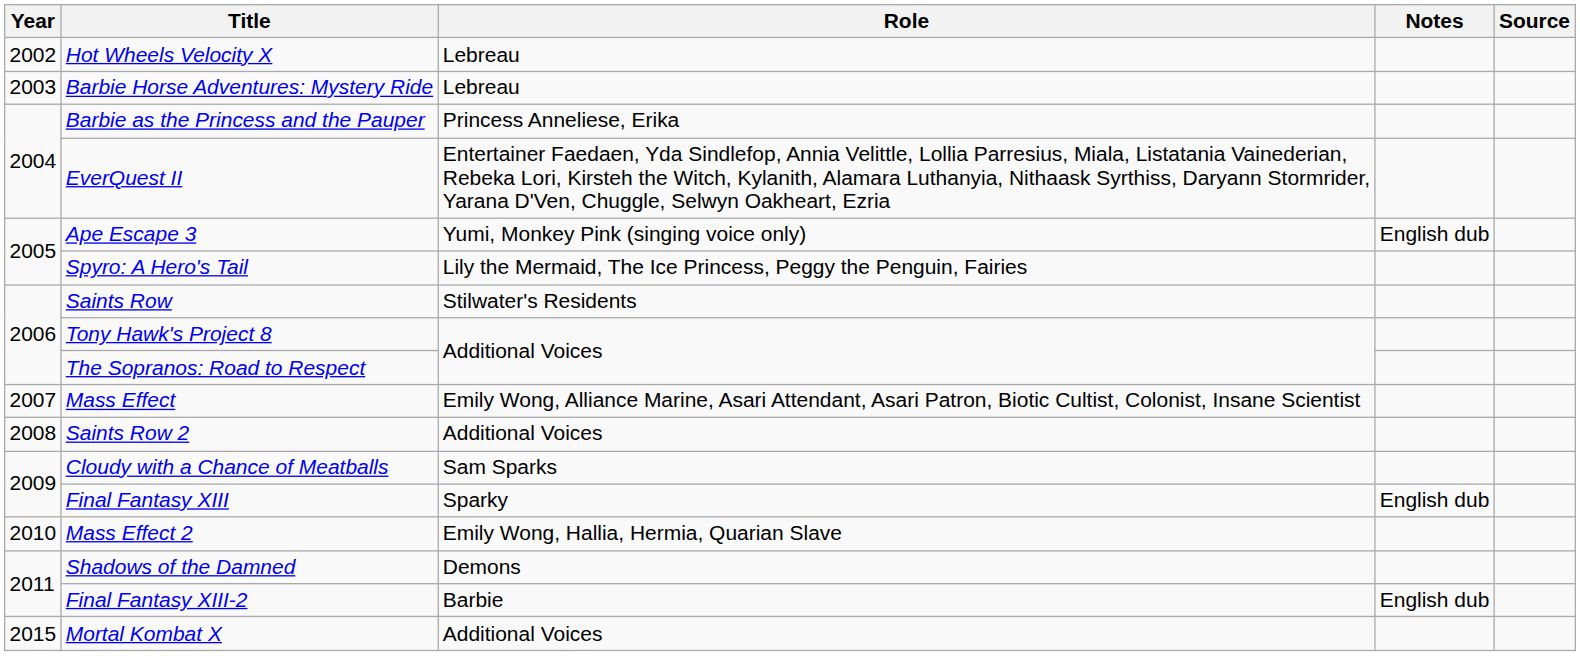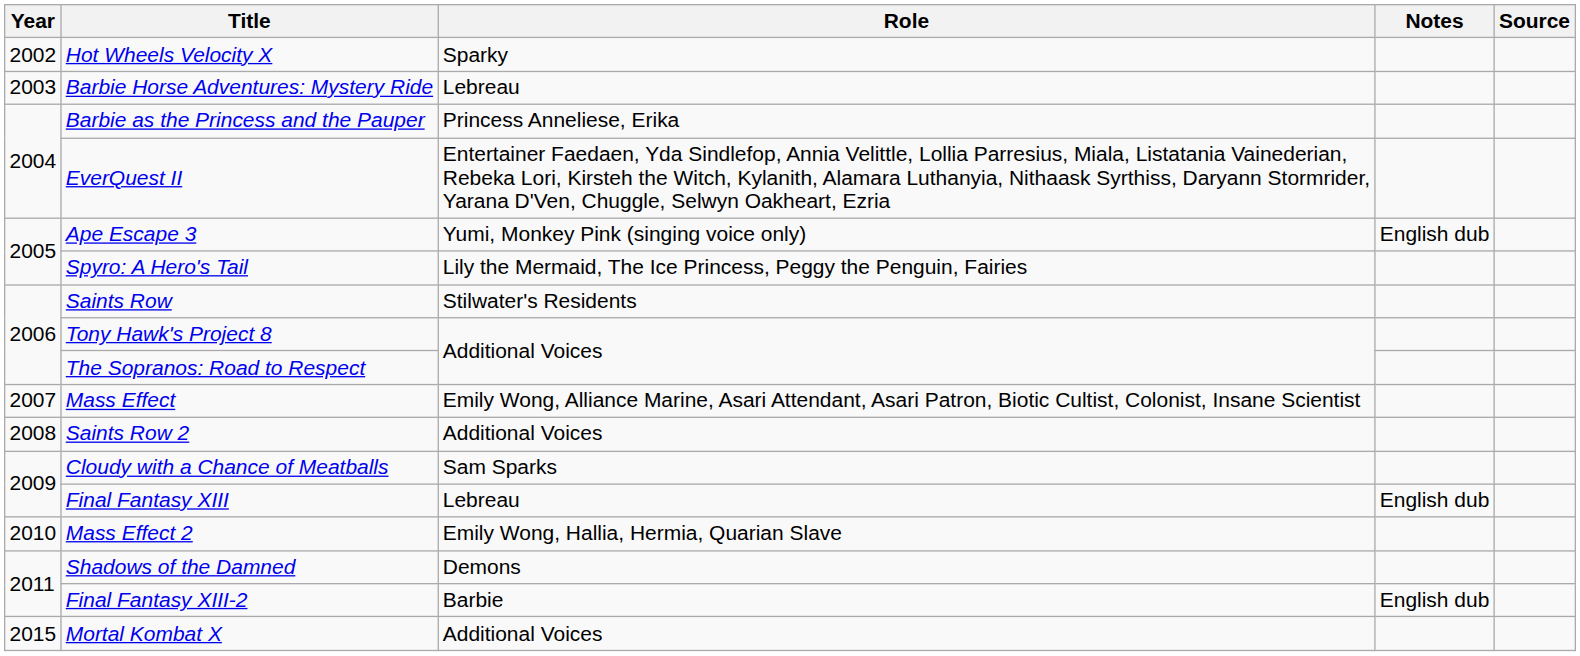(481, 54) Lebreau -> (475, 54) Sparky
(475, 500) Sparky -> (481, 500) Lebreau
